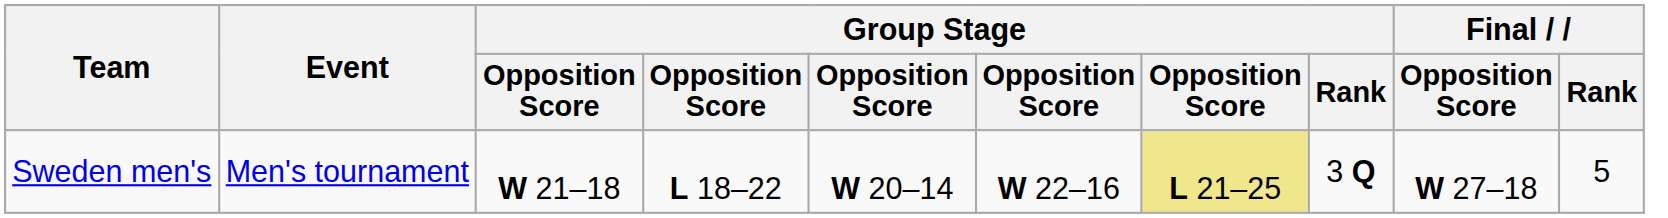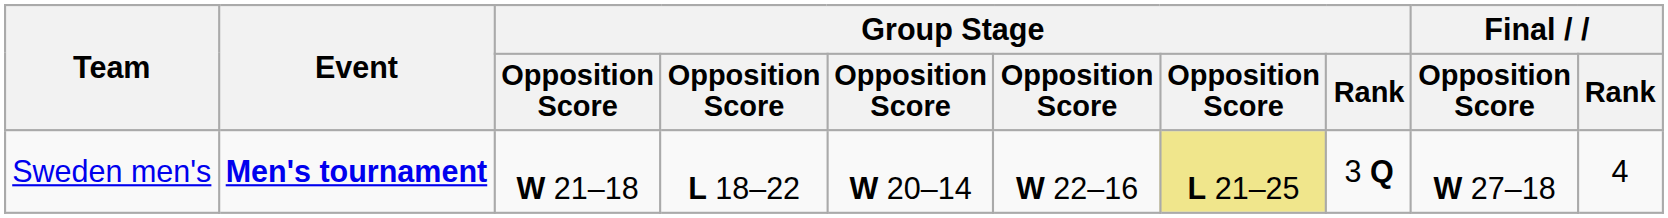(347, 172) normal -> (356, 172) bold
(1602, 172) 5 -> (1620, 172) 4
